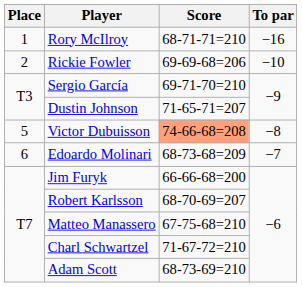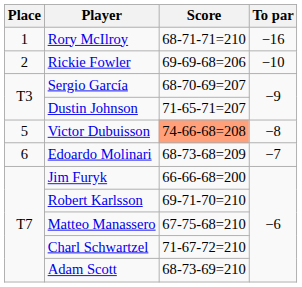(204, 85) 69-71-70=210 -> (204, 85) 68-70-69=207
(204, 200) 68-70-69=207 -> (204, 200) 69-71-70=210
